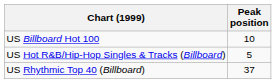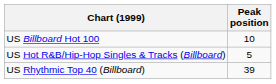(249, 70) 37 -> (249, 70) 39
